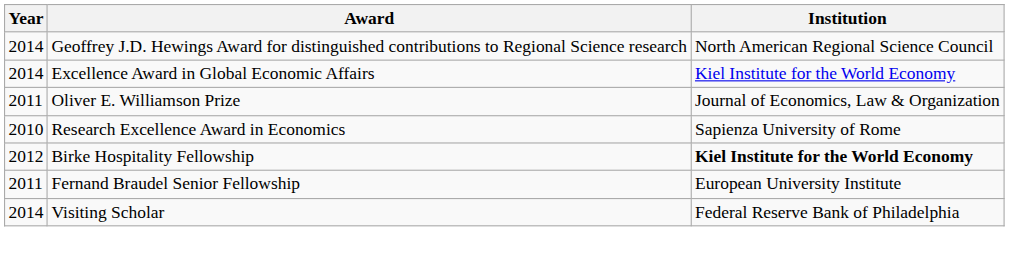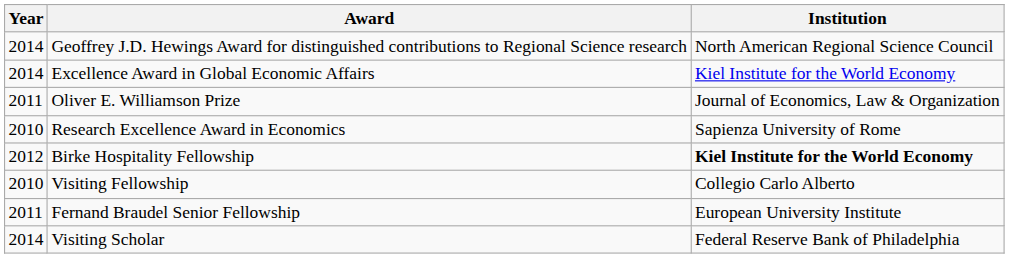+ row: (120, 184)
